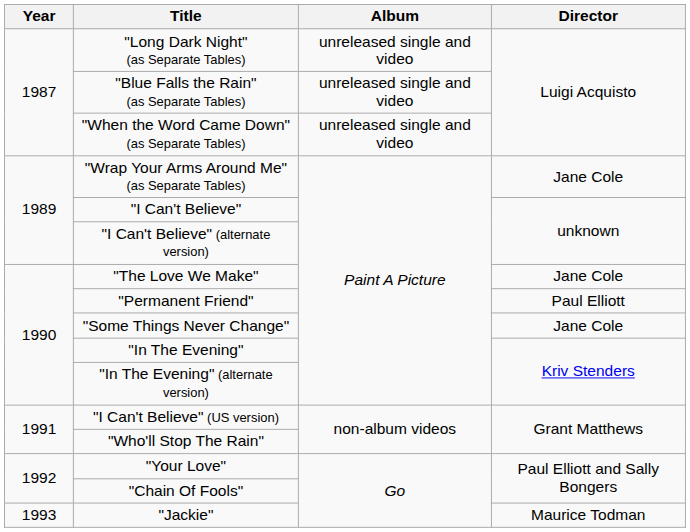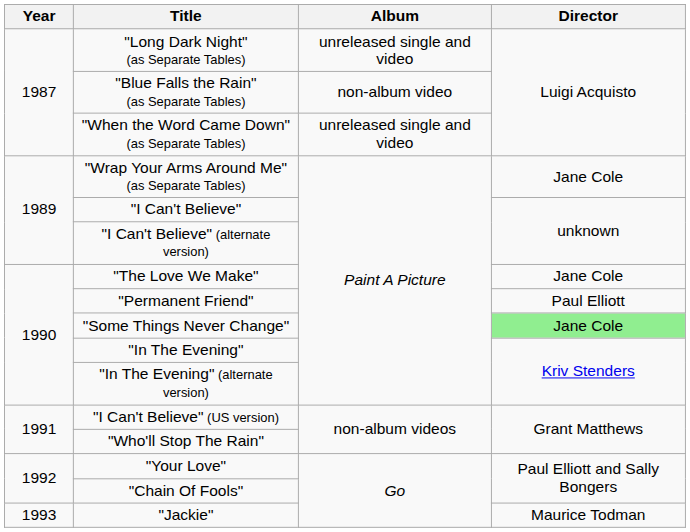(395, 92) unreleased single and video -> (395, 92) non-album video
(588, 325) no background -> (588, 325) lightgreen background
